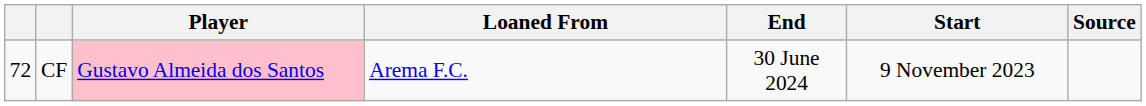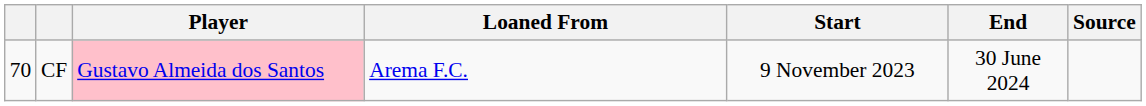columns swapped: (957, 22) <-> (787, 22)
(20, 70) 72 -> (20, 70) 70
